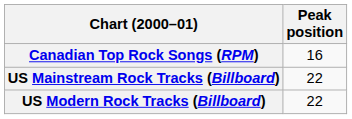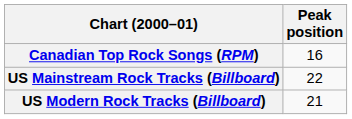(315, 101) 22 -> (315, 101) 21
